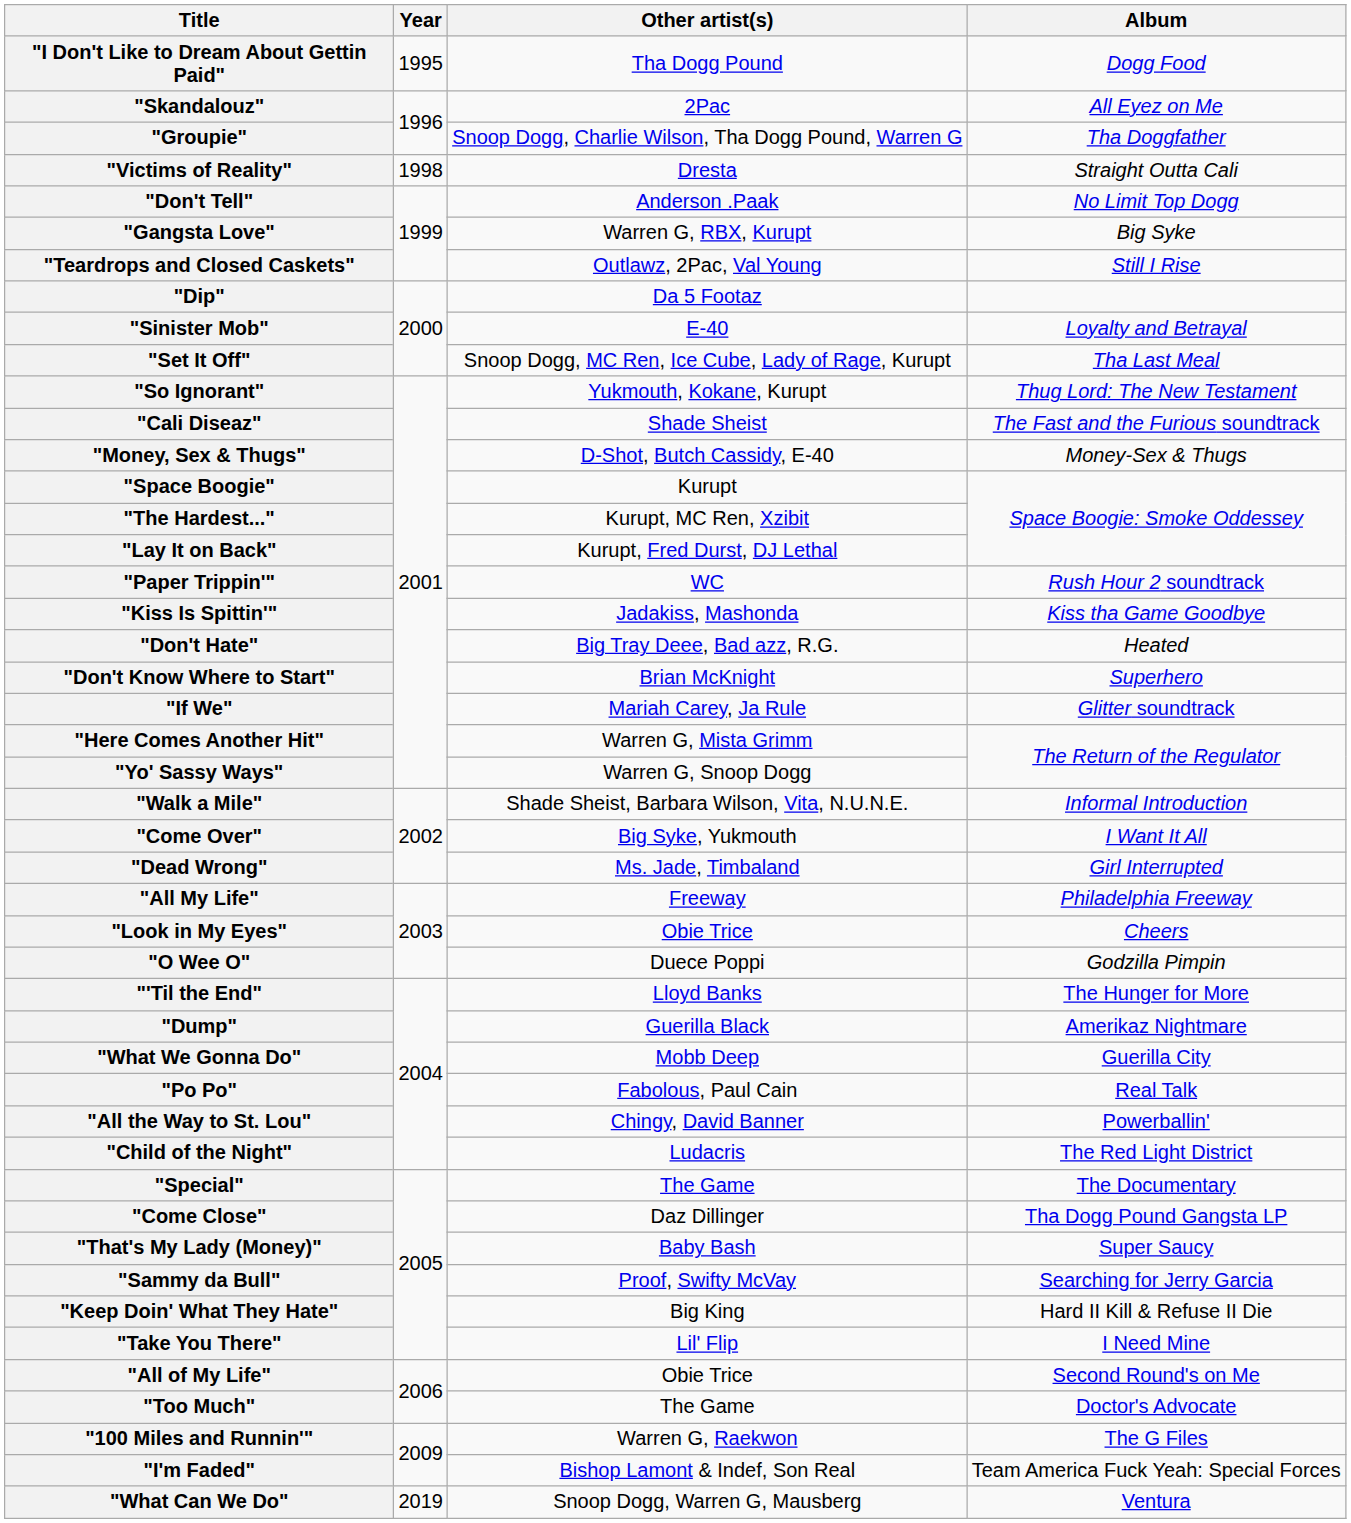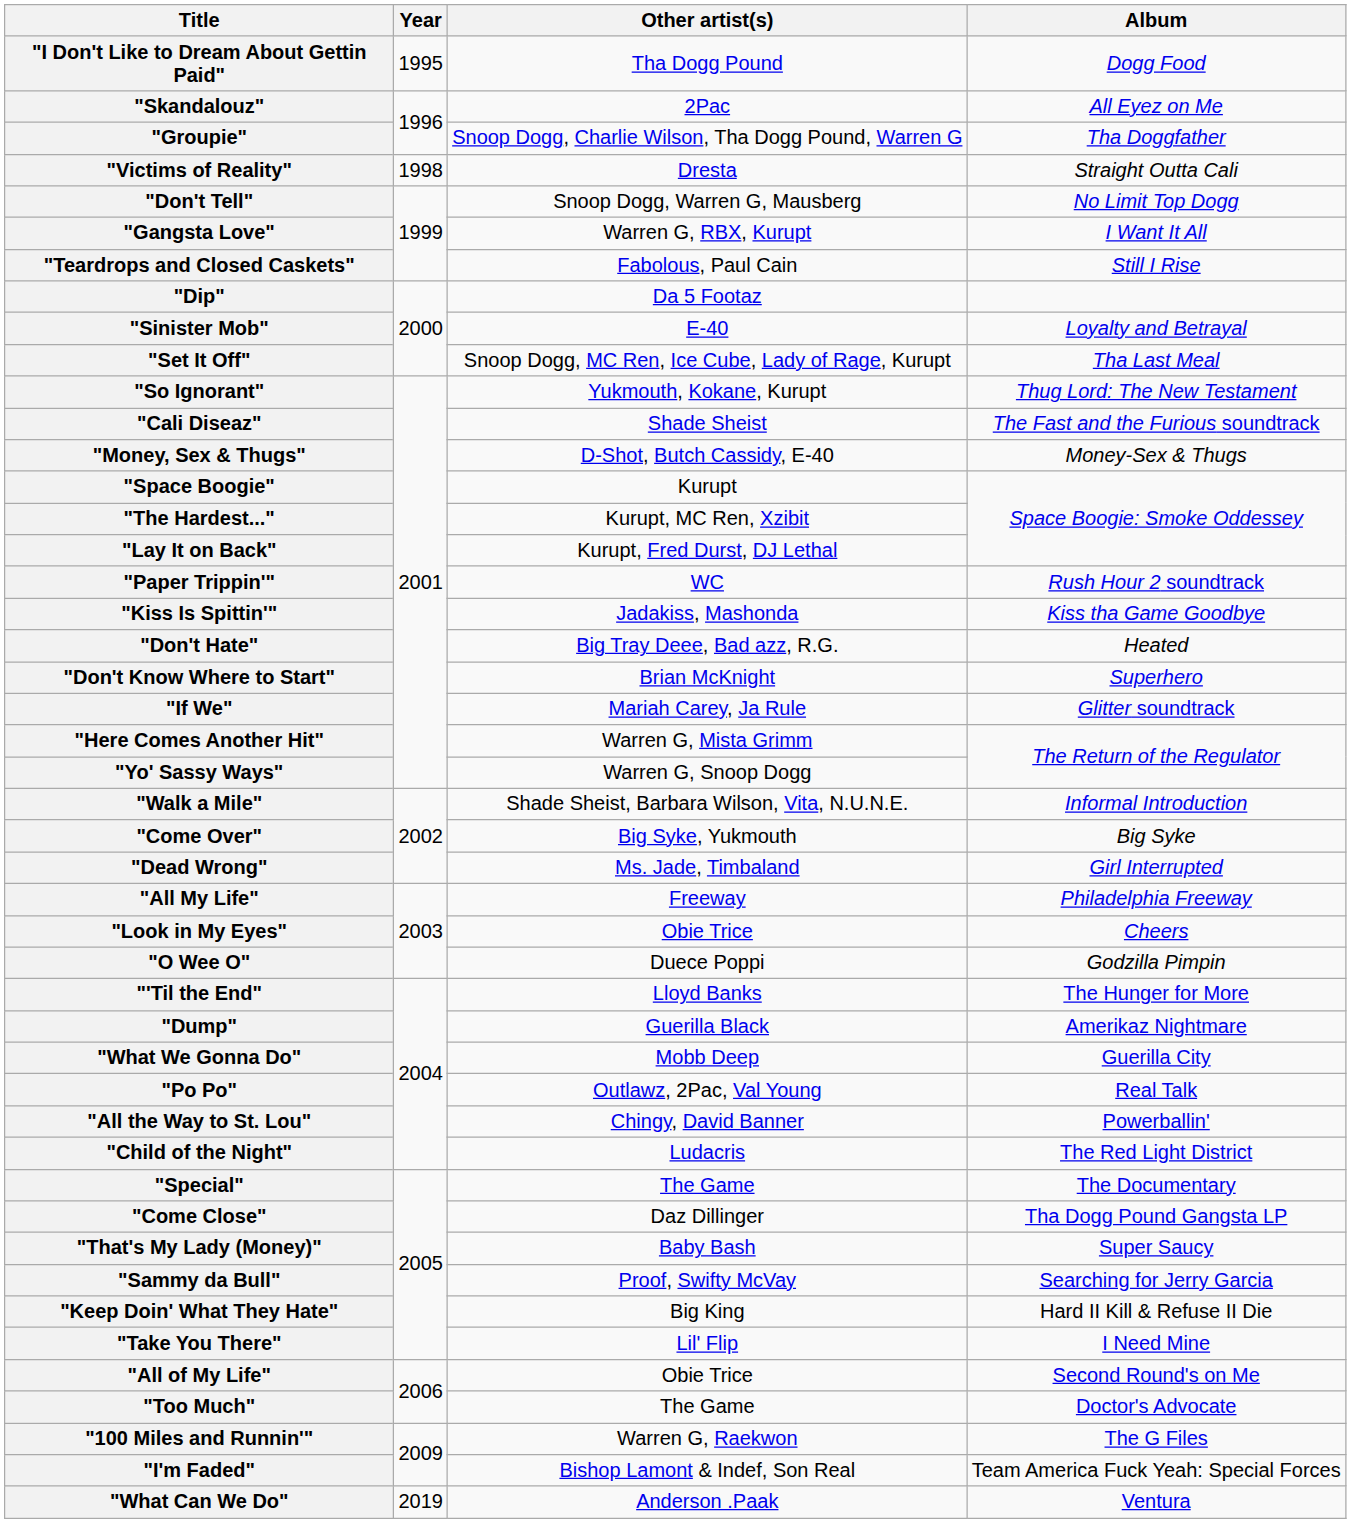(707, 201) Anderson .Paak -> (707, 201) Snoop Dogg, Warren G, Mausberg
(1156, 233) Big Syke -> (1156, 233) I Want It All
(707, 264) Outlawz, 2Pac, Val Young -> (707, 264) Fabolous, Paul Cain
(1156, 835) I Want It All -> (1156, 835) Big Syke
(707, 1089) Fabolous, Paul Cain -> (707, 1089) Outlawz, 2Pac, Val Young
(707, 1501) Snoop Dogg, Warren G, Mausberg -> (707, 1501) Anderson .Paak
